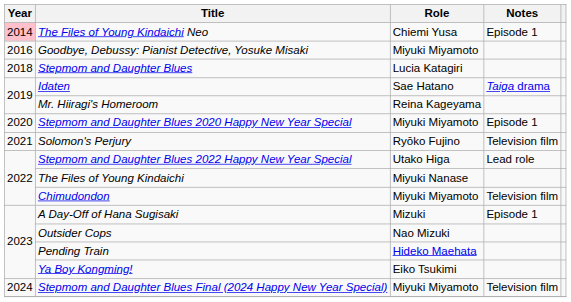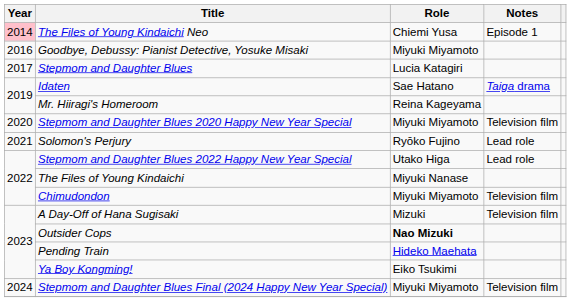(20, 68) 2018 -> (20, 68) 2017
(512, 123) Episode 1 -> (522, 123) Television film
(522, 141) Television film -> (510, 141) Lead role
(512, 214) Episode 1 -> (522, 214) Television film
(421, 232) normal -> (423, 232) bold
